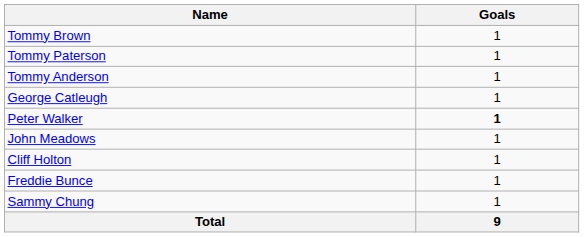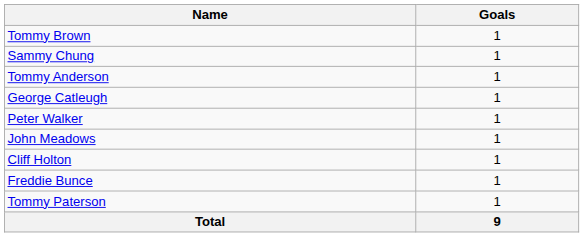rows swapped: (57, 57) <-> (51, 202)
(497, 119) bold -> (497, 119) normal
